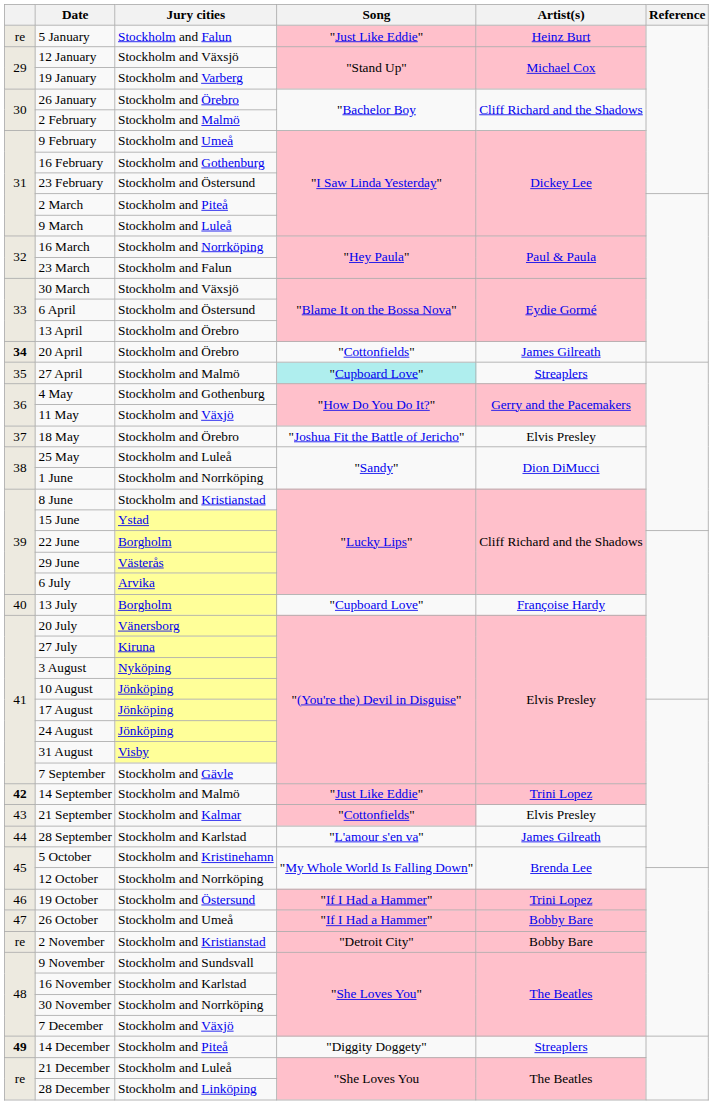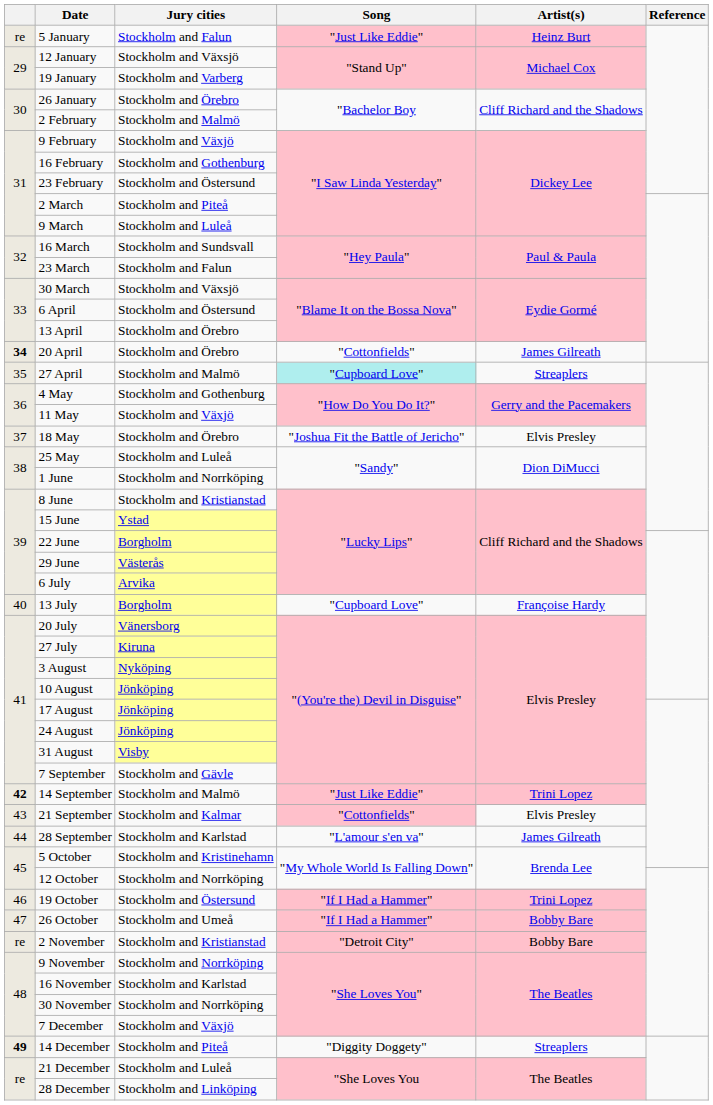(176, 141) Stockholm and Umeå -> (176, 141) Stockholm and Växjö
(191, 246) Stockholm and Norrköping -> (186, 246) Stockholm and Sundsvall
(186, 962) Stockholm and Sundsvall -> (191, 962) Stockholm and Norrköping
